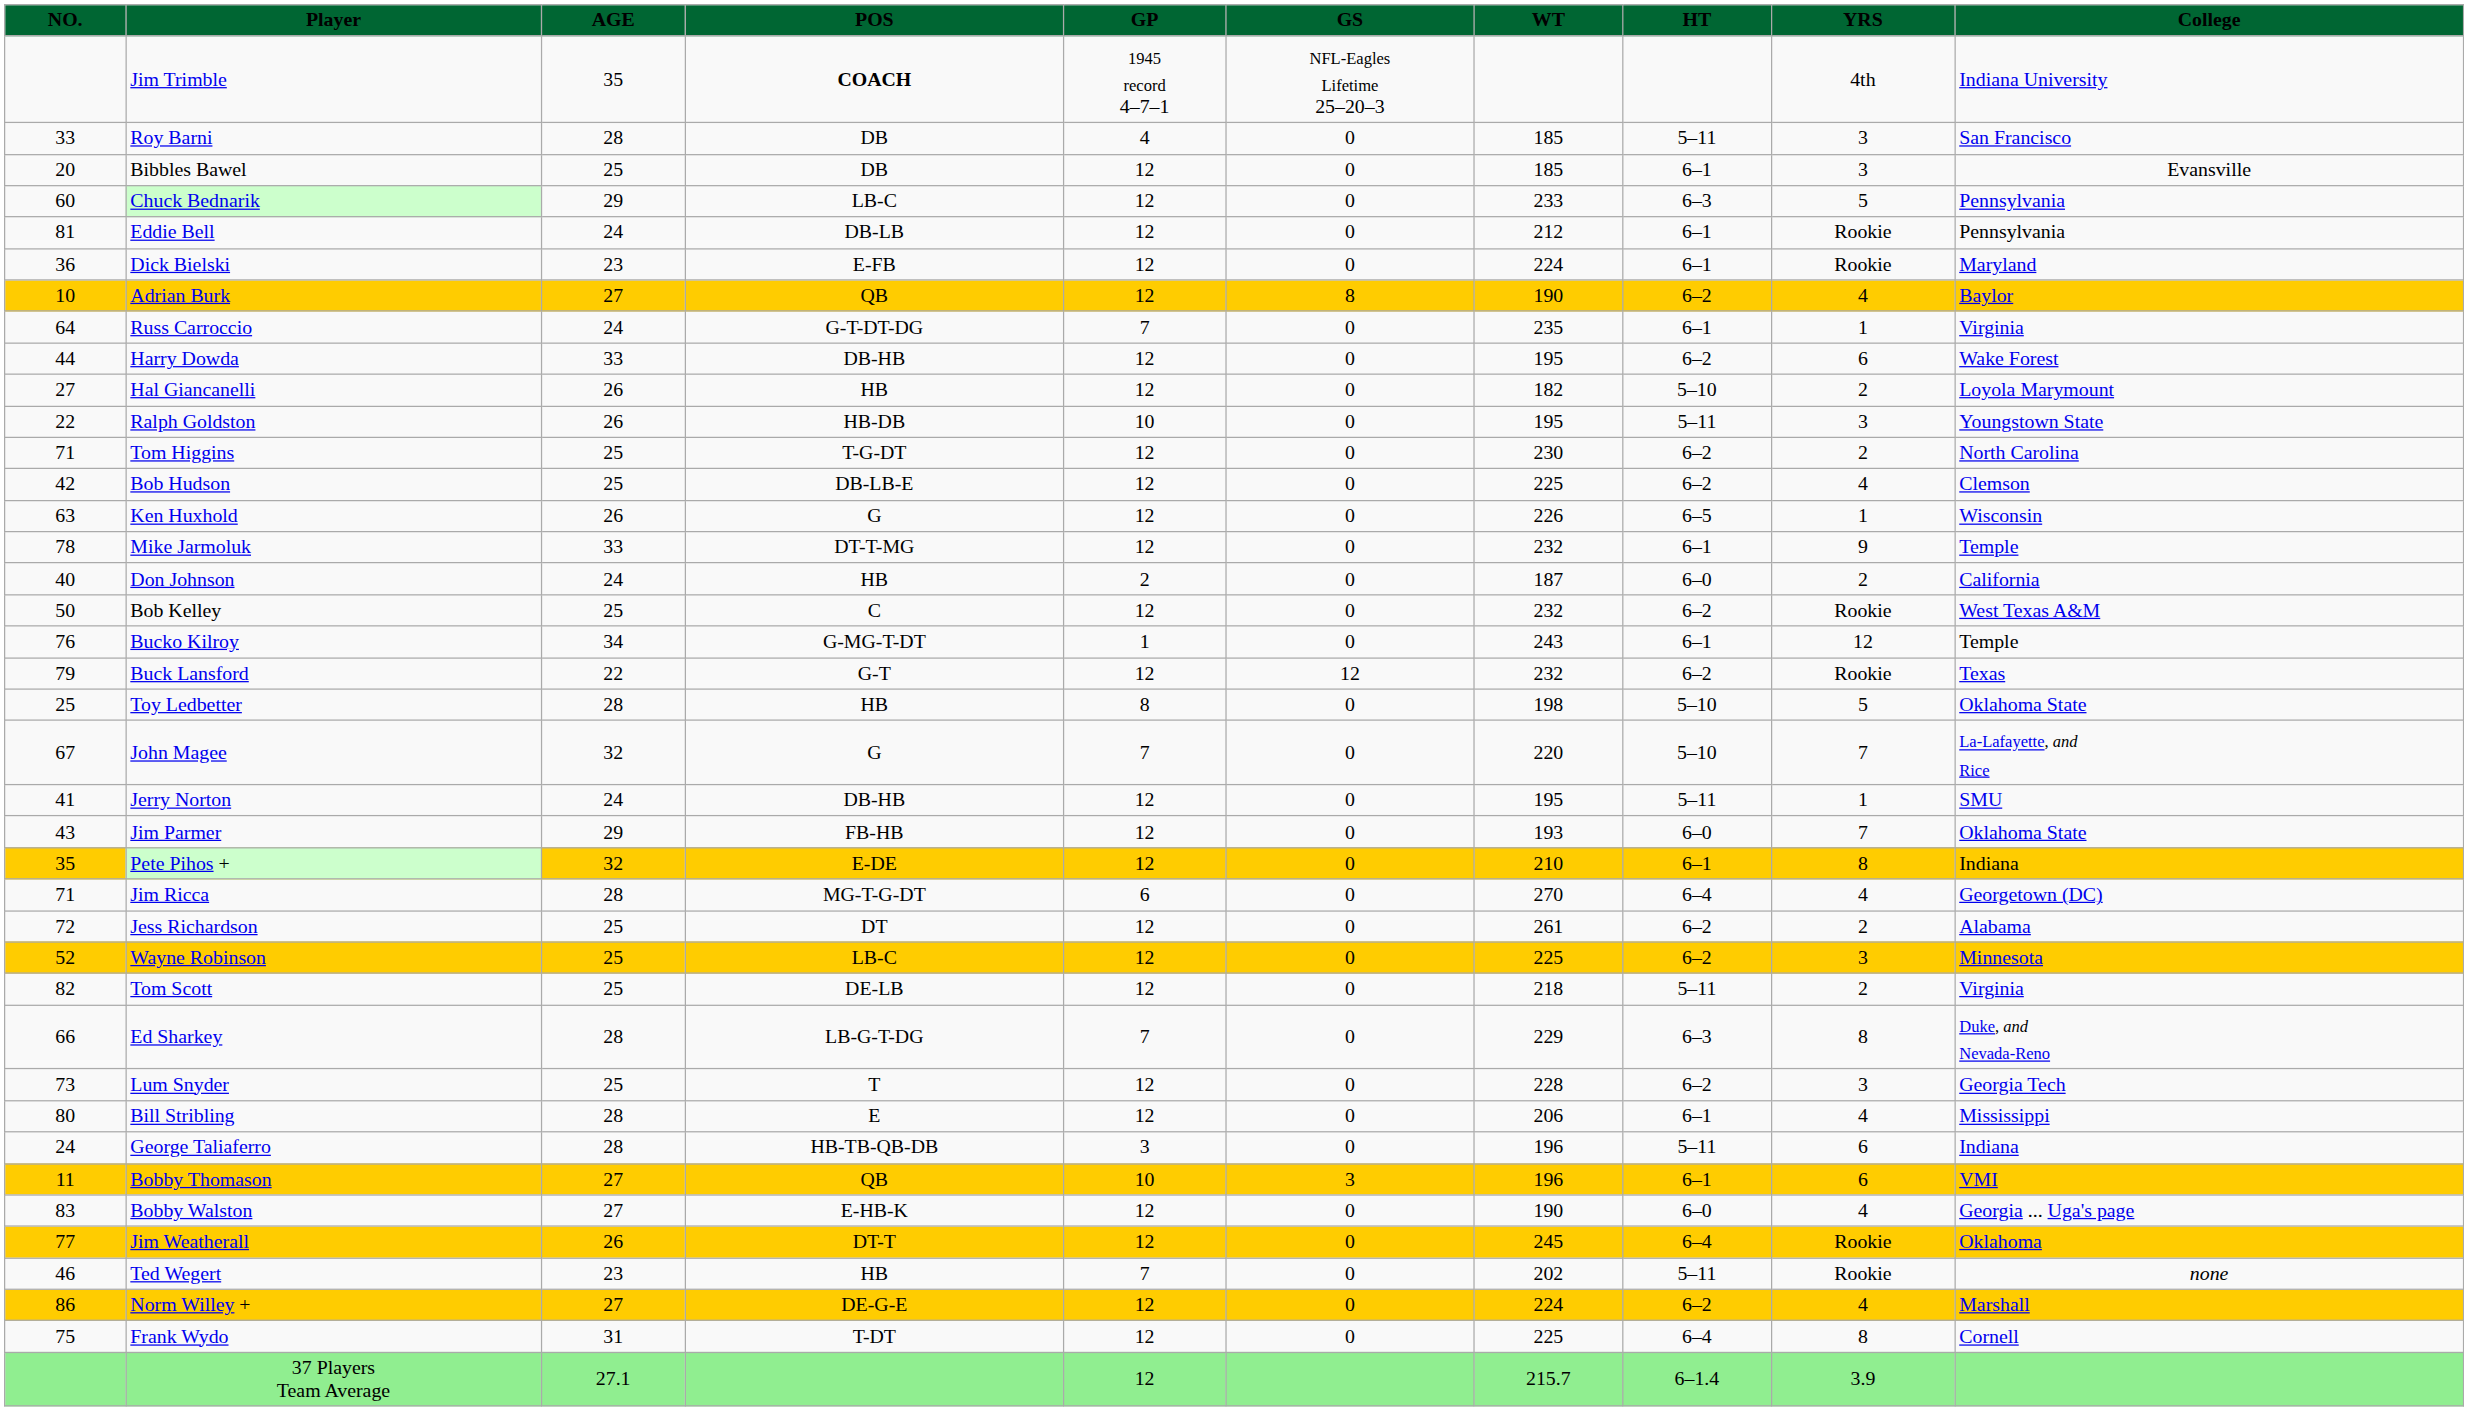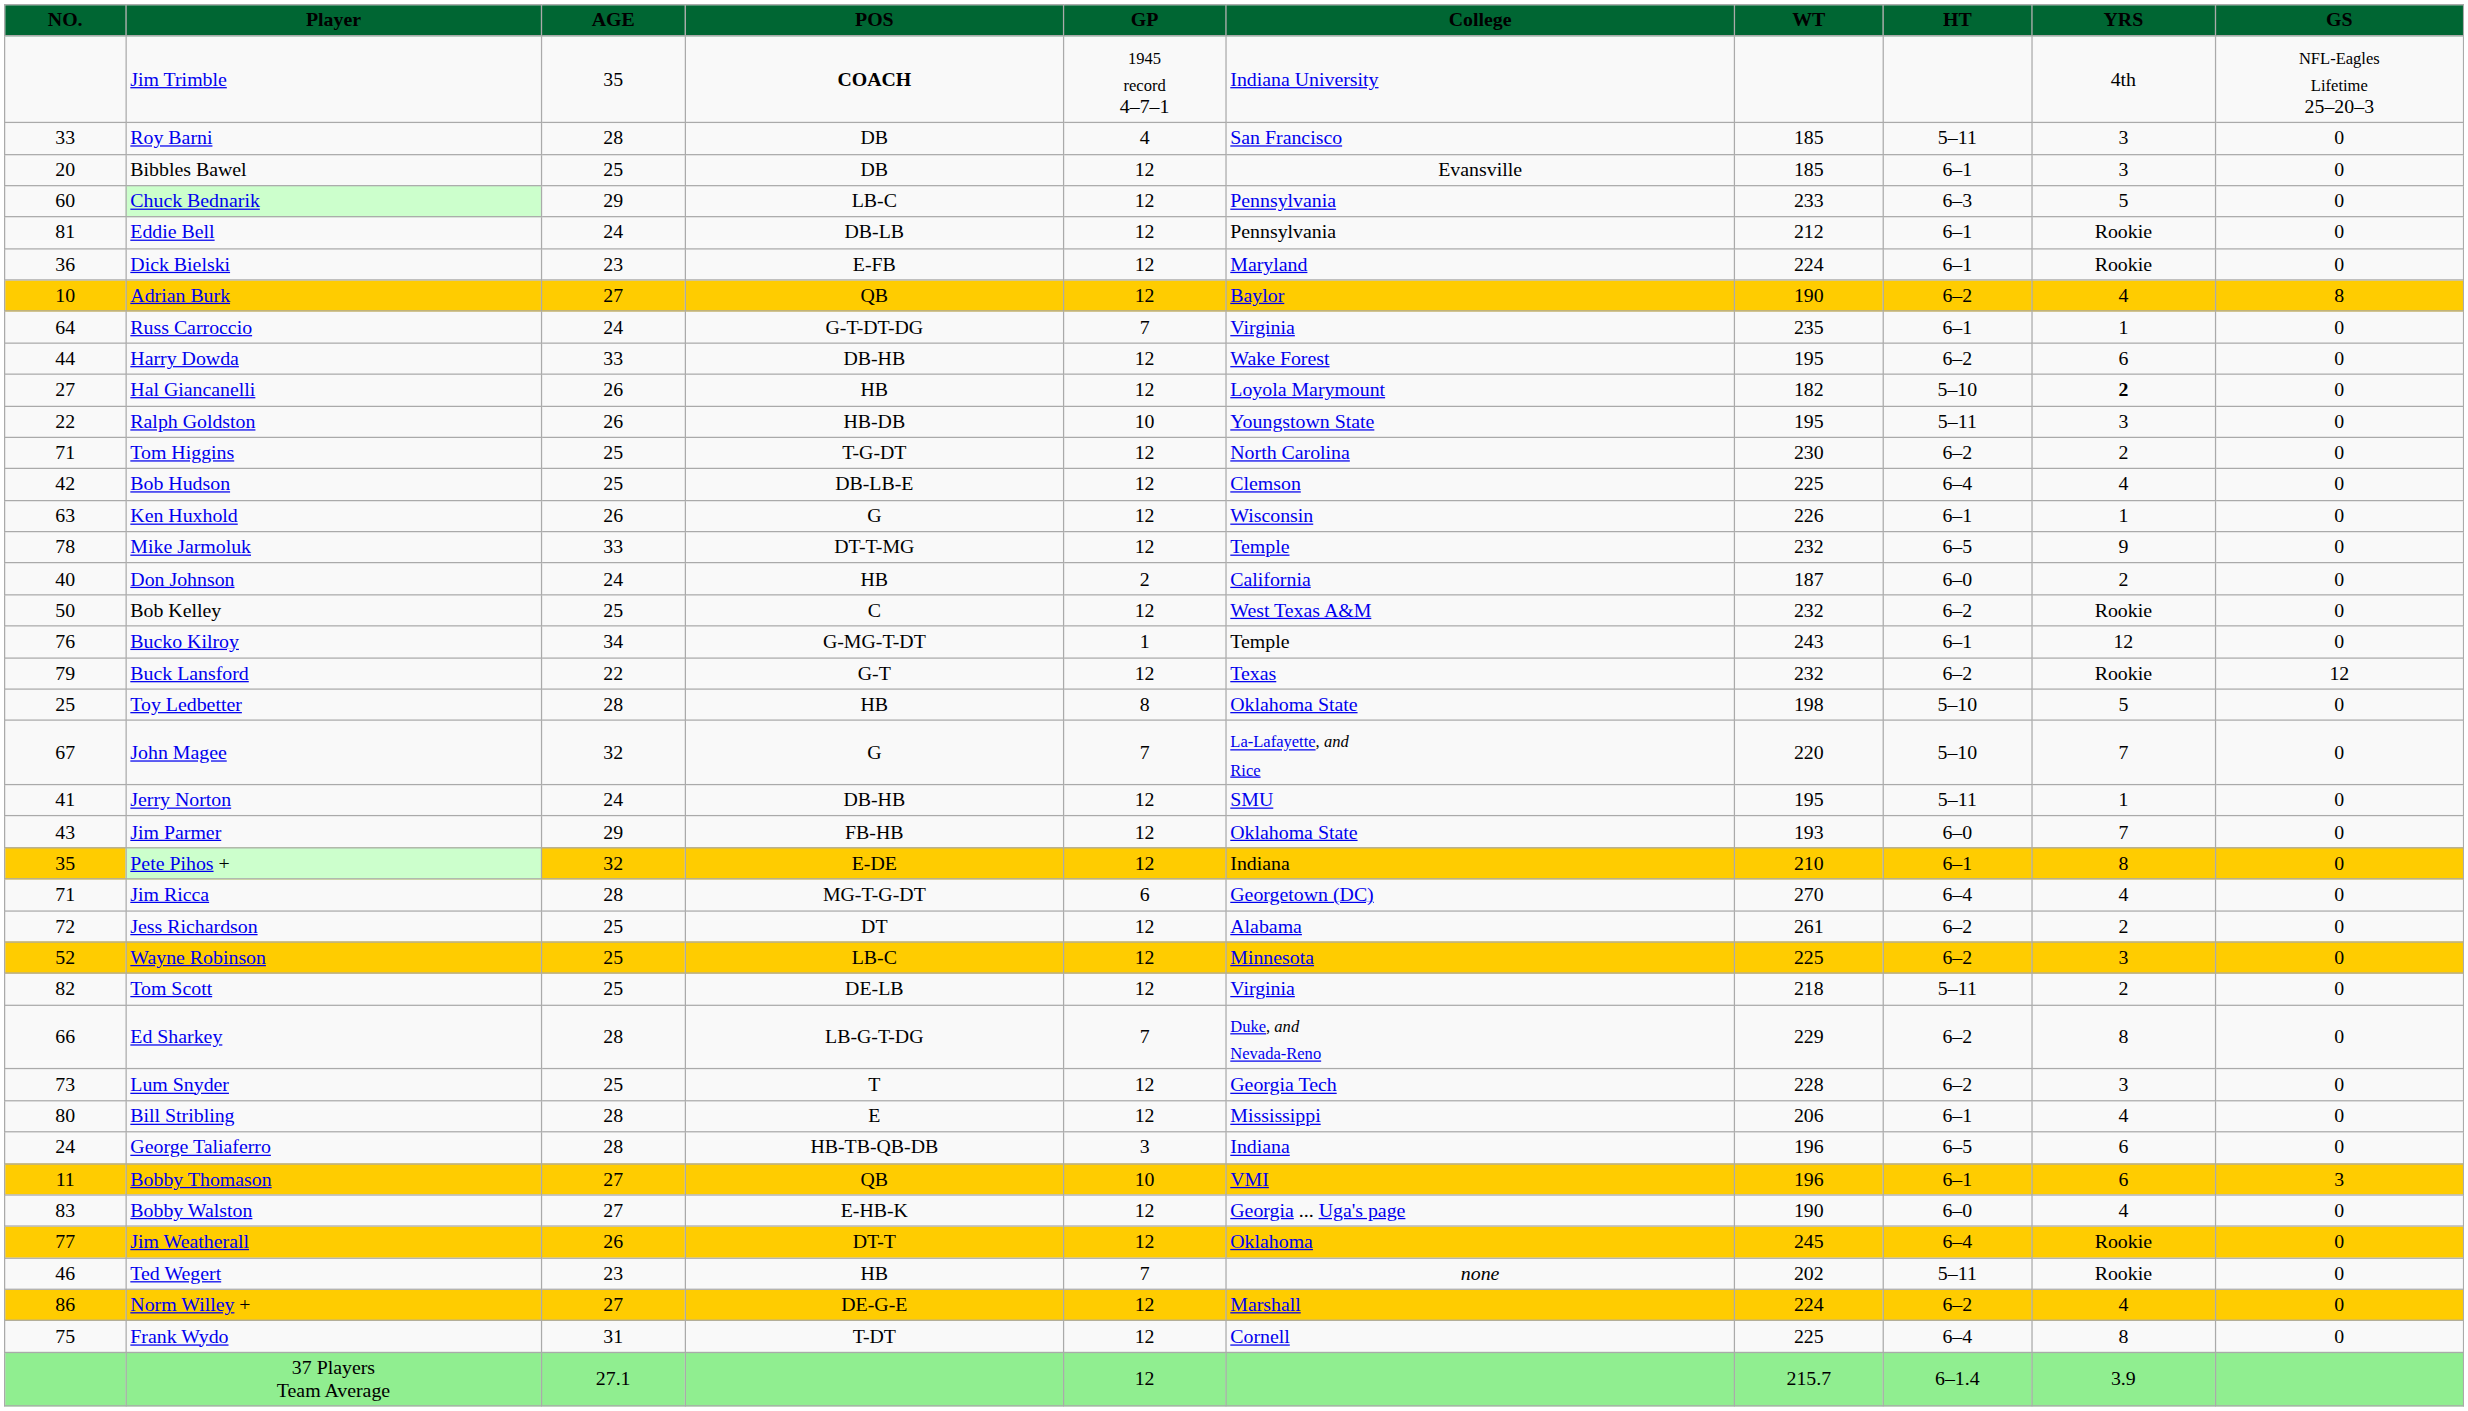columns swapped: (1350, 20) <-> (2209, 20)
(1863, 389) normal -> (2123, 389) bold
(1697, 484) 6–2 -> (1957, 484) 6–4
(1697, 515) 6–5 -> (1957, 515) 6–1
(1697, 547) 6–1 -> (1957, 547) 6–5
(1697, 1036) 6–3 -> (1957, 1036) 6–2
(1697, 1147) 5–11 -> (1957, 1147) 6–5
